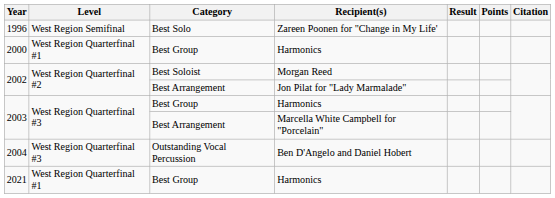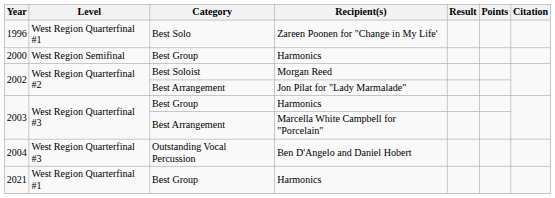(78, 28) West Region Semifinal -> (83, 34) West Region Quarterfinal #1
(83, 50) West Region Quarterfinal #1 -> (78, 55) West Region Semifinal
